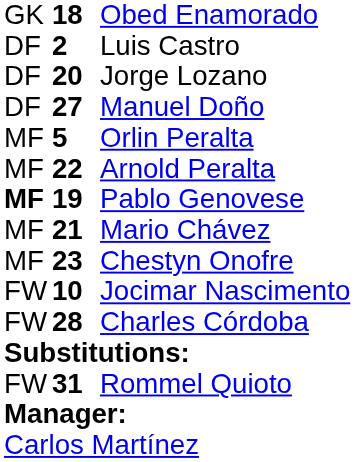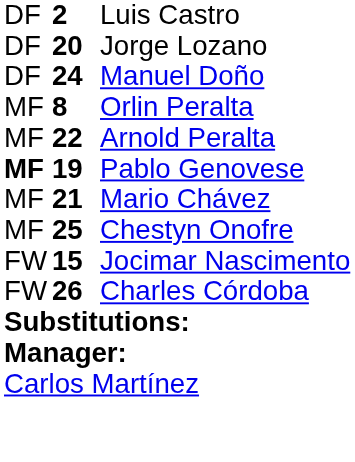- row: (209, 14)
(67, 107) 27 -> (67, 76) 24
(60, 137) 5 -> (60, 107) 8
(67, 260) 23 -> (67, 229) 25
(67, 291) 10 -> (67, 260) 15
(67, 322) 28 -> (67, 291) 26
- row: (196, 383)
